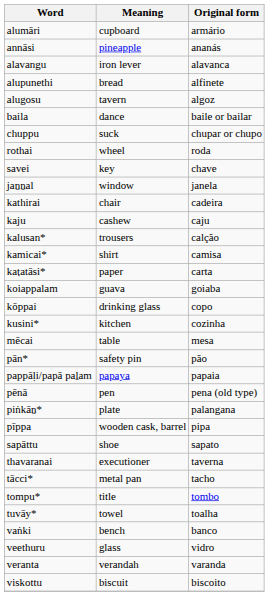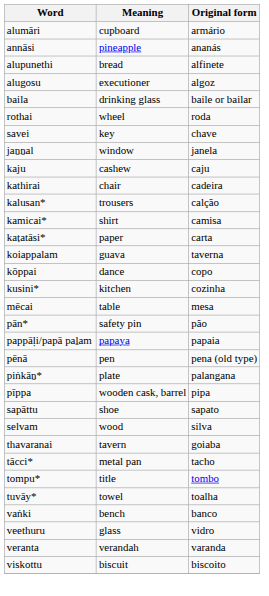- row: (26, 64)
(112, 99) tavern -> (124, 82) executioner
(112, 116) dance -> (130, 99) drinking glass
- row: (23, 133)
rows swapped: (23, 202) <-> (16, 220)
(206, 289) goiaba -> (207, 254) taverna
(130, 306) drinking glass -> (112, 271) dance
+ row: (22, 427)
(124, 461) executioner -> (112, 444) tavern
(207, 461) taverna -> (206, 444) goiaba
